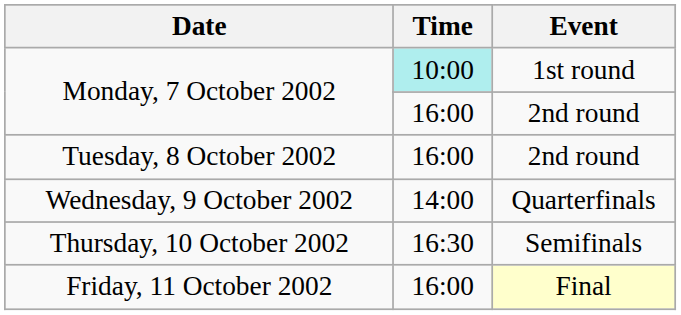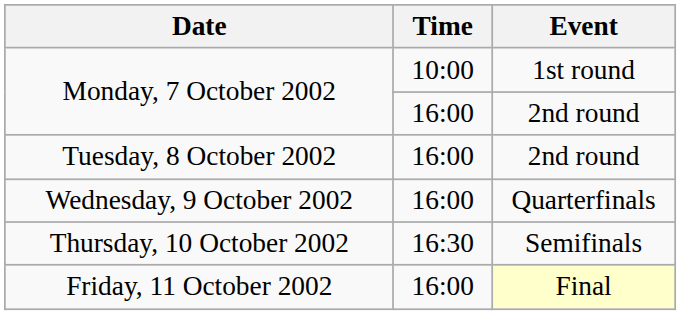(443, 69) paleturquoise background -> (443, 69) no background
(443, 199) 14:00 -> (443, 199) 16:00
